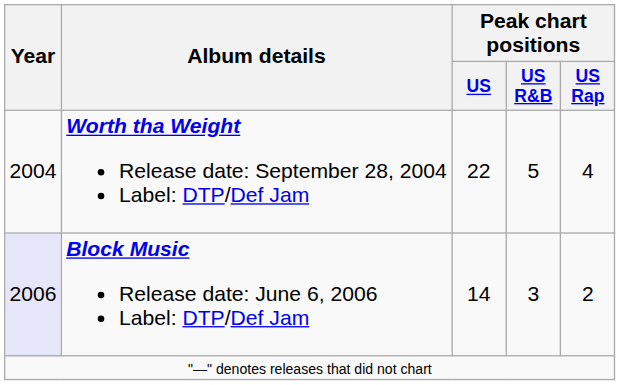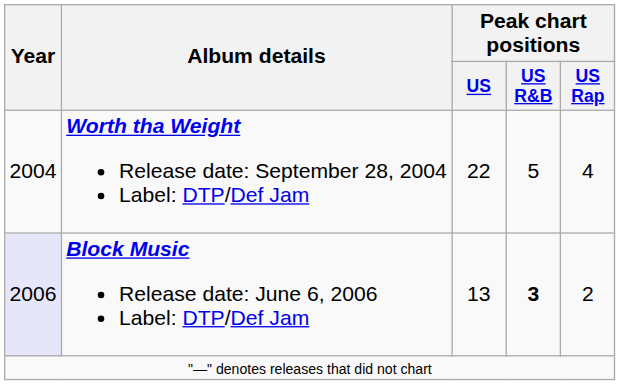(479, 294) 14 -> (479, 294) 13
(533, 294) normal -> (533, 294) bold
